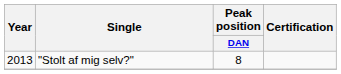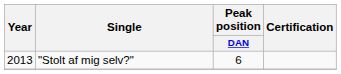(238, 60) 8 -> (238, 60) 6
